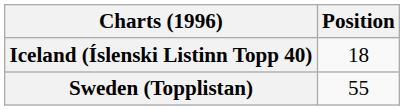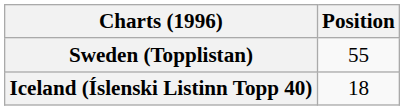rows swapped: (161, 54) <-> (161, 88)
